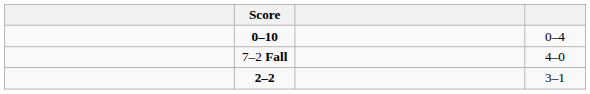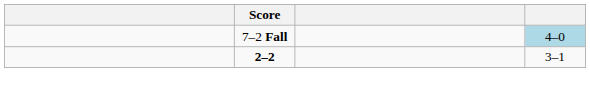- row: (265, 36)
(555, 57) no background -> (555, 36) lightblue background
